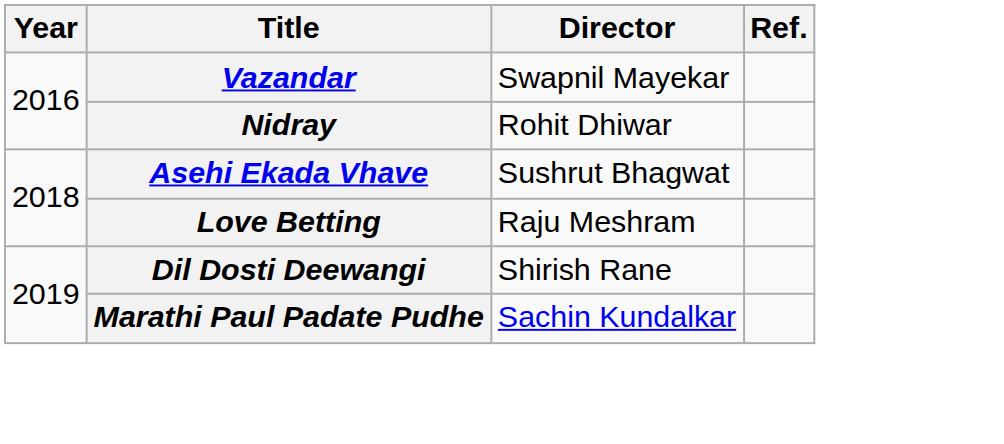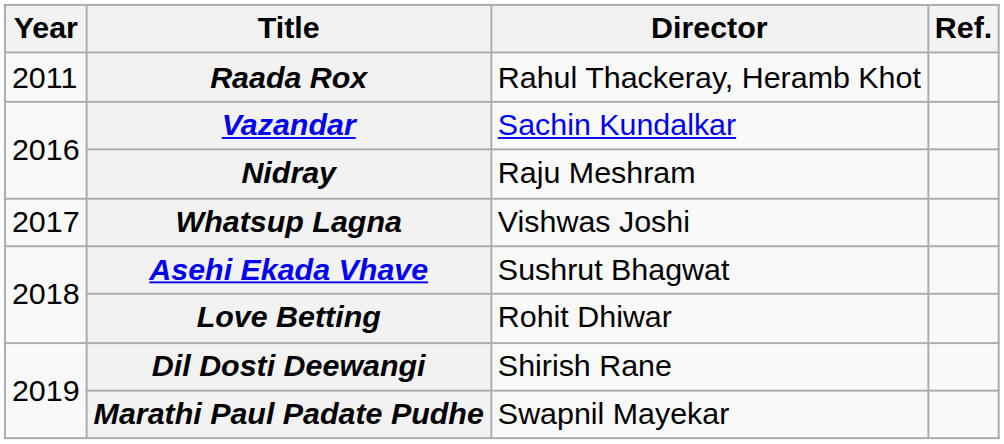+ row: (289, 76)
(614, 76) Swapnil Mayekar -> (617, 125) Sachin Kundalkar
(585, 125) Rohit Dhiwar -> (597, 173) Raju Meshram
+ row: (289, 221)
(597, 221) Raju Meshram -> (585, 317) Rohit Dhiwar
(617, 317) Sachin Kundalkar -> (614, 414) Swapnil Mayekar
